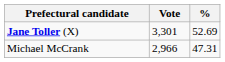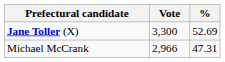(165, 31) 3,301 -> (165, 31) 3,300
